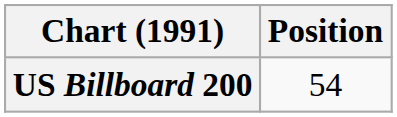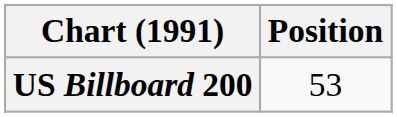(325, 84) 54 -> (325, 84) 53
